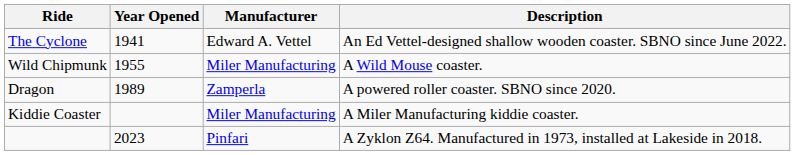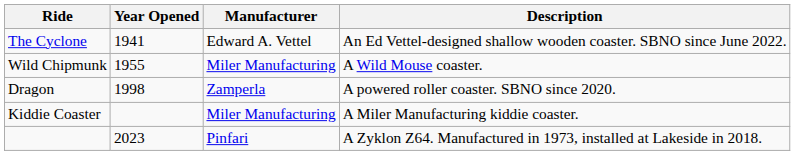(129, 89) 1989 -> (129, 89) 1998
